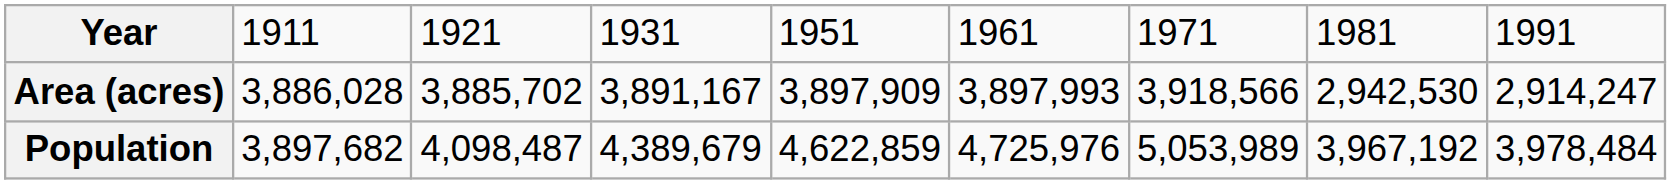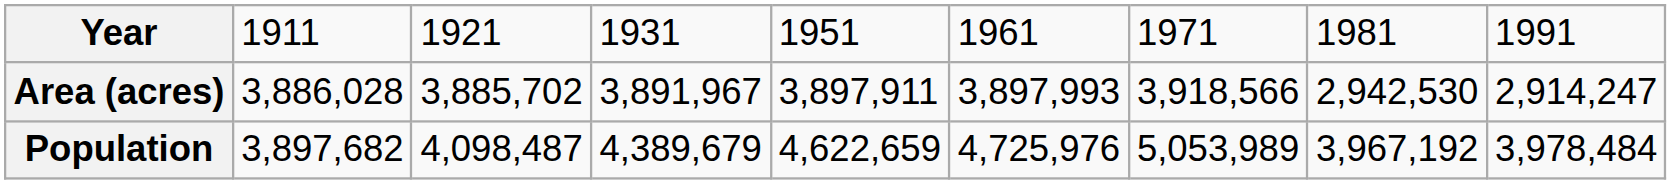(681, 91) 3,891,167 -> (681, 91) 3,891,967
(860, 91) 3,897,909 -> (858, 91) 3,897,911
(860, 149) 4,622,859 -> (860, 149) 4,622,659
